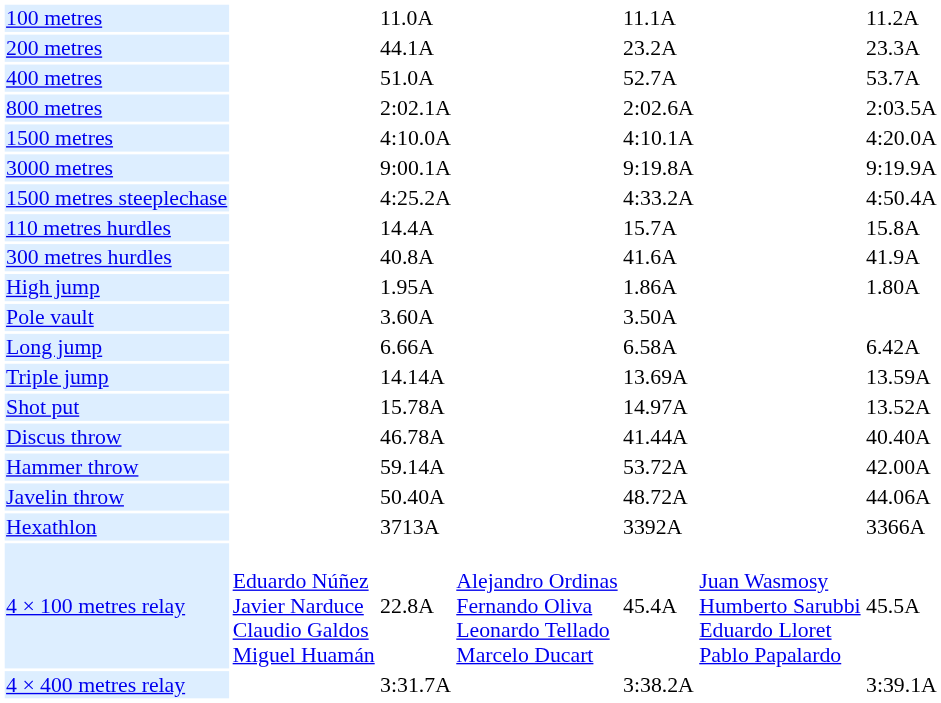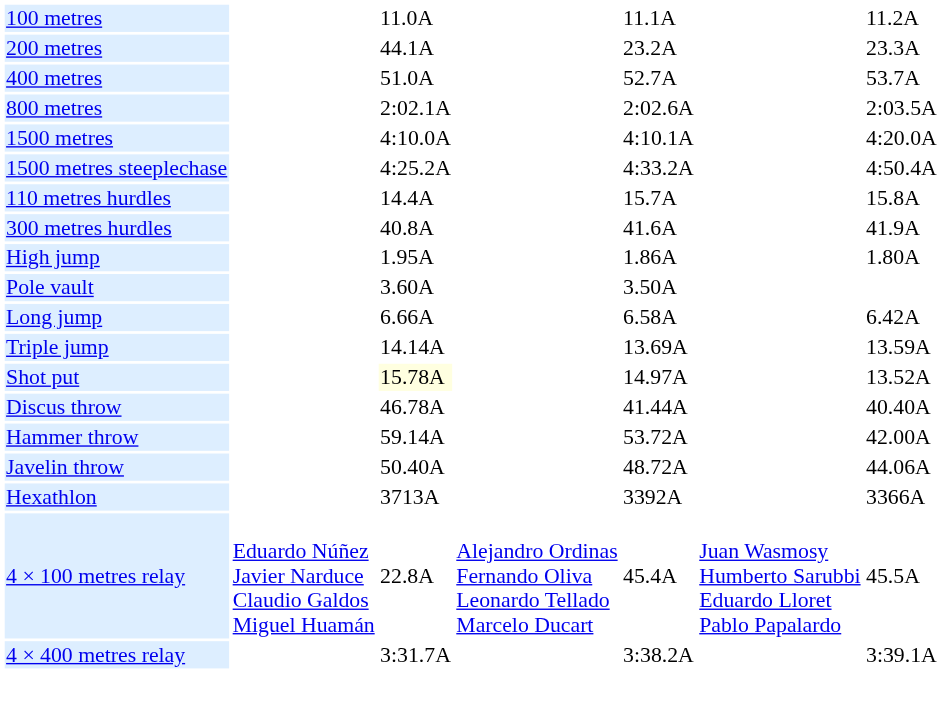- row: (60, 167)
(412, 407) no background -> (412, 377) lightyellow background
